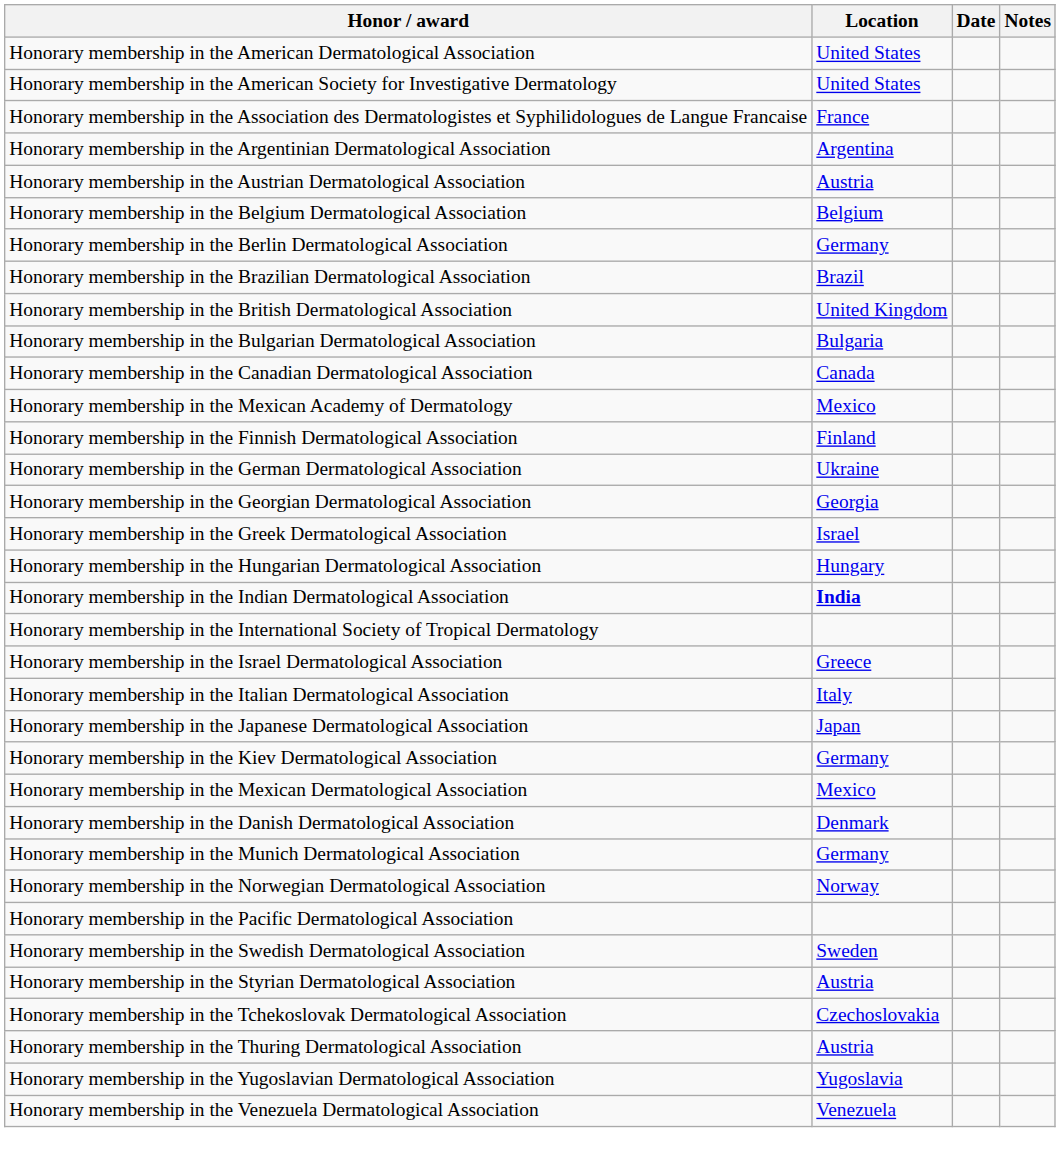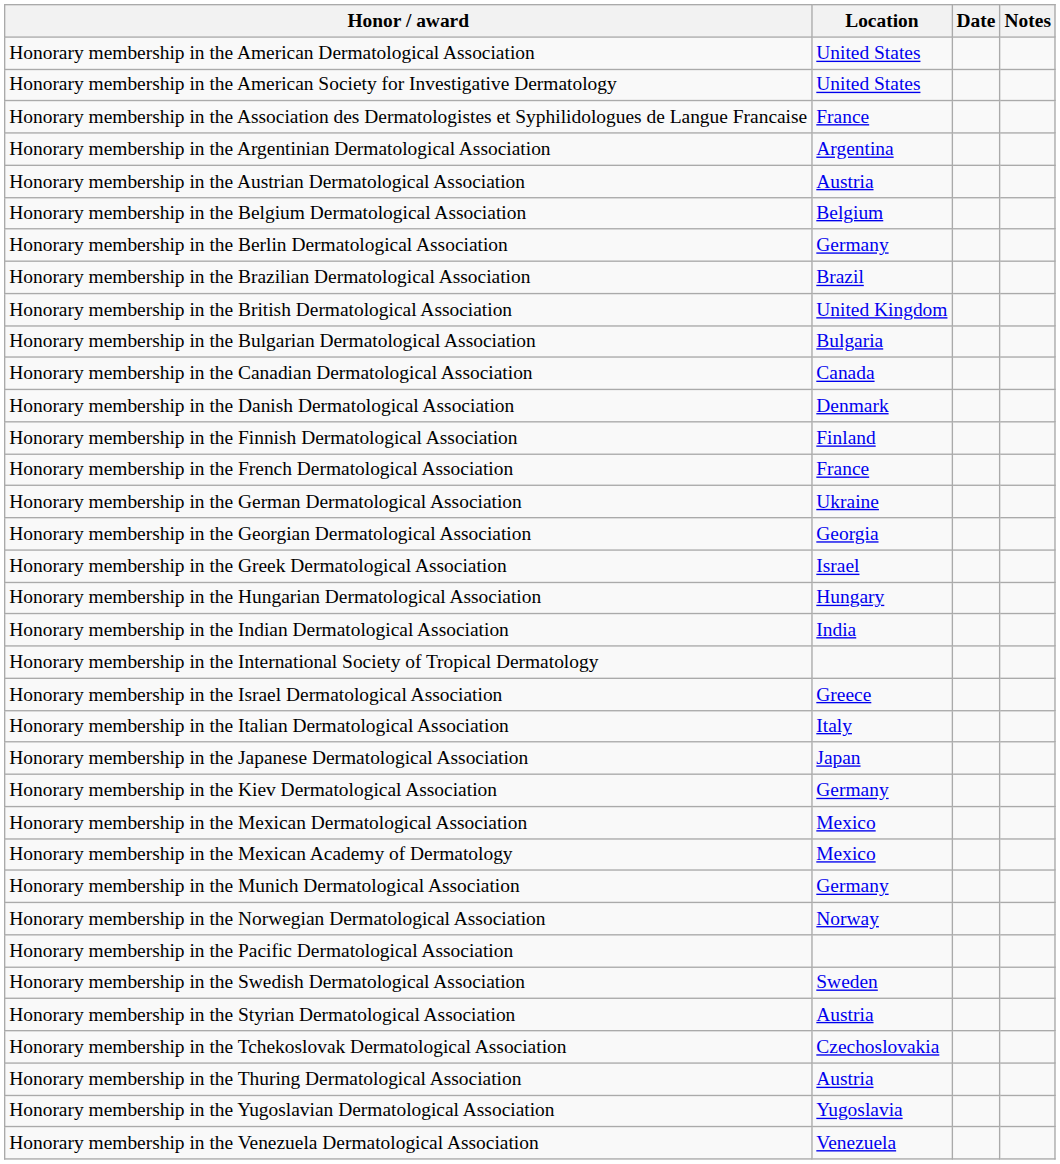rows swapped: (262, 822) <-> (261, 405)
+ row: (261, 469)
(838, 598) bold -> (836, 630) normal
